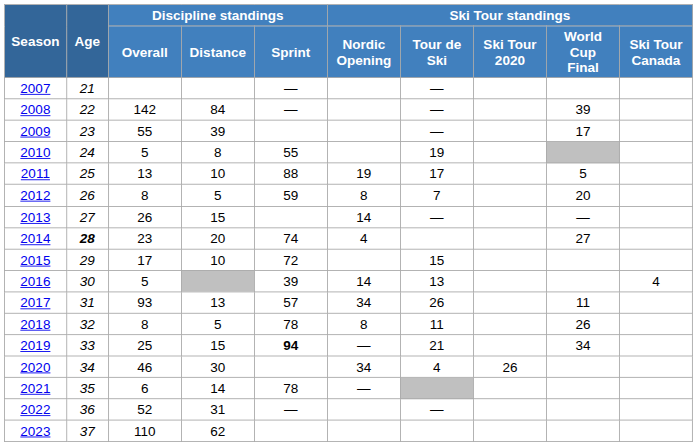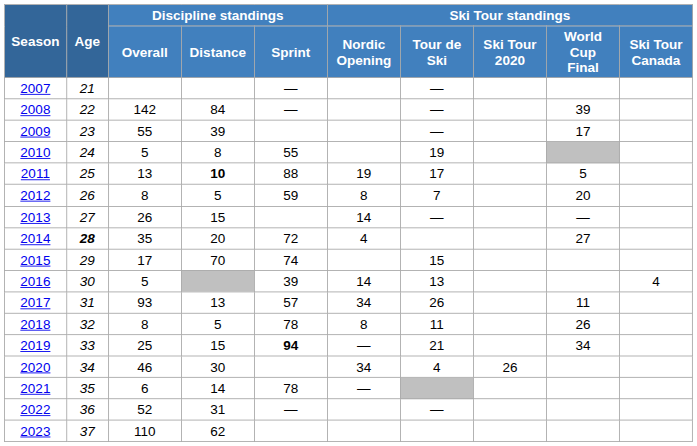(218, 174) normal -> (218, 174) bold
(145, 238) 23 -> (145, 238) 35
(291, 238) 74 -> (291, 238) 72
(218, 260) 10 -> (218, 260) 70
(291, 260) 72 -> (291, 260) 74
